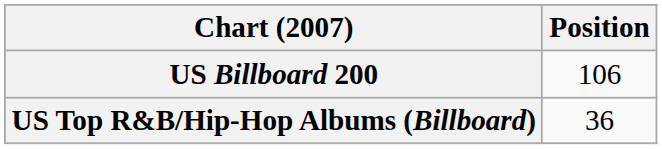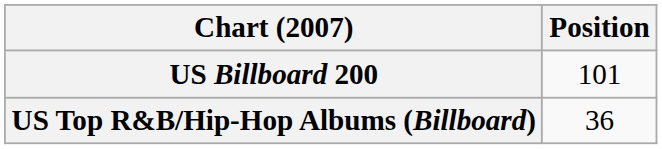(600, 73) 106 -> (600, 73) 101
